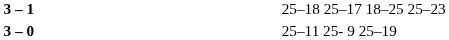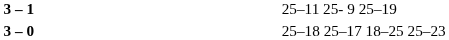(364, 9) 25–18 25–17 18–25 25–23 -> (339, 9) 25–11 25- 9 25–19
(339, 31) 25–11 25- 9 25–19 -> (364, 31) 25–18 25–17 18–25 25–23
